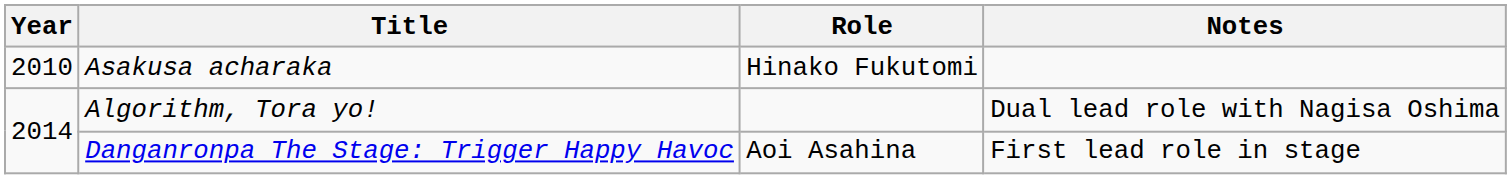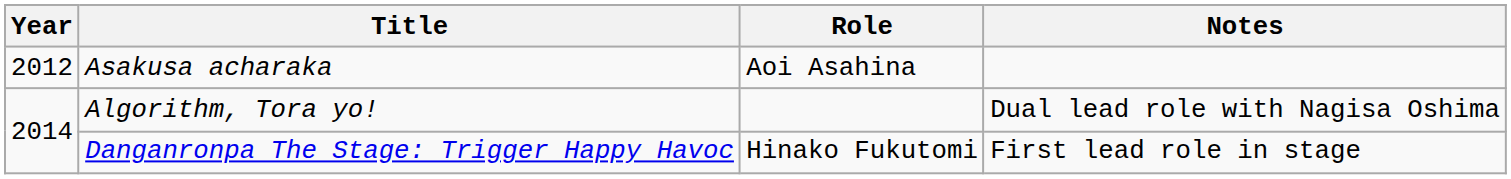(42, 68) 2010 -> (42, 68) 2012
(862, 68) Hinako Fukutomi -> (831, 68) Aoi Asahina
(831, 152) Aoi Asahina -> (862, 152) Hinako Fukutomi
